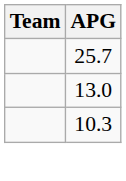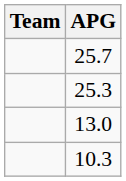+ row: (93, 90)
